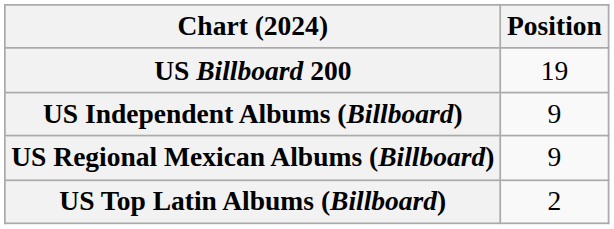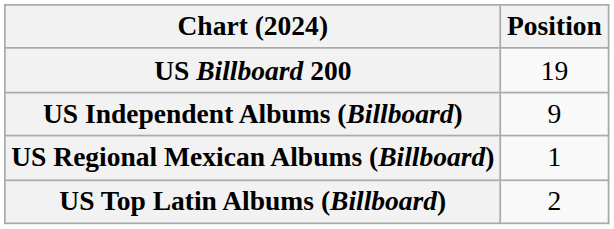(554, 157) 9 -> (554, 157) 1
